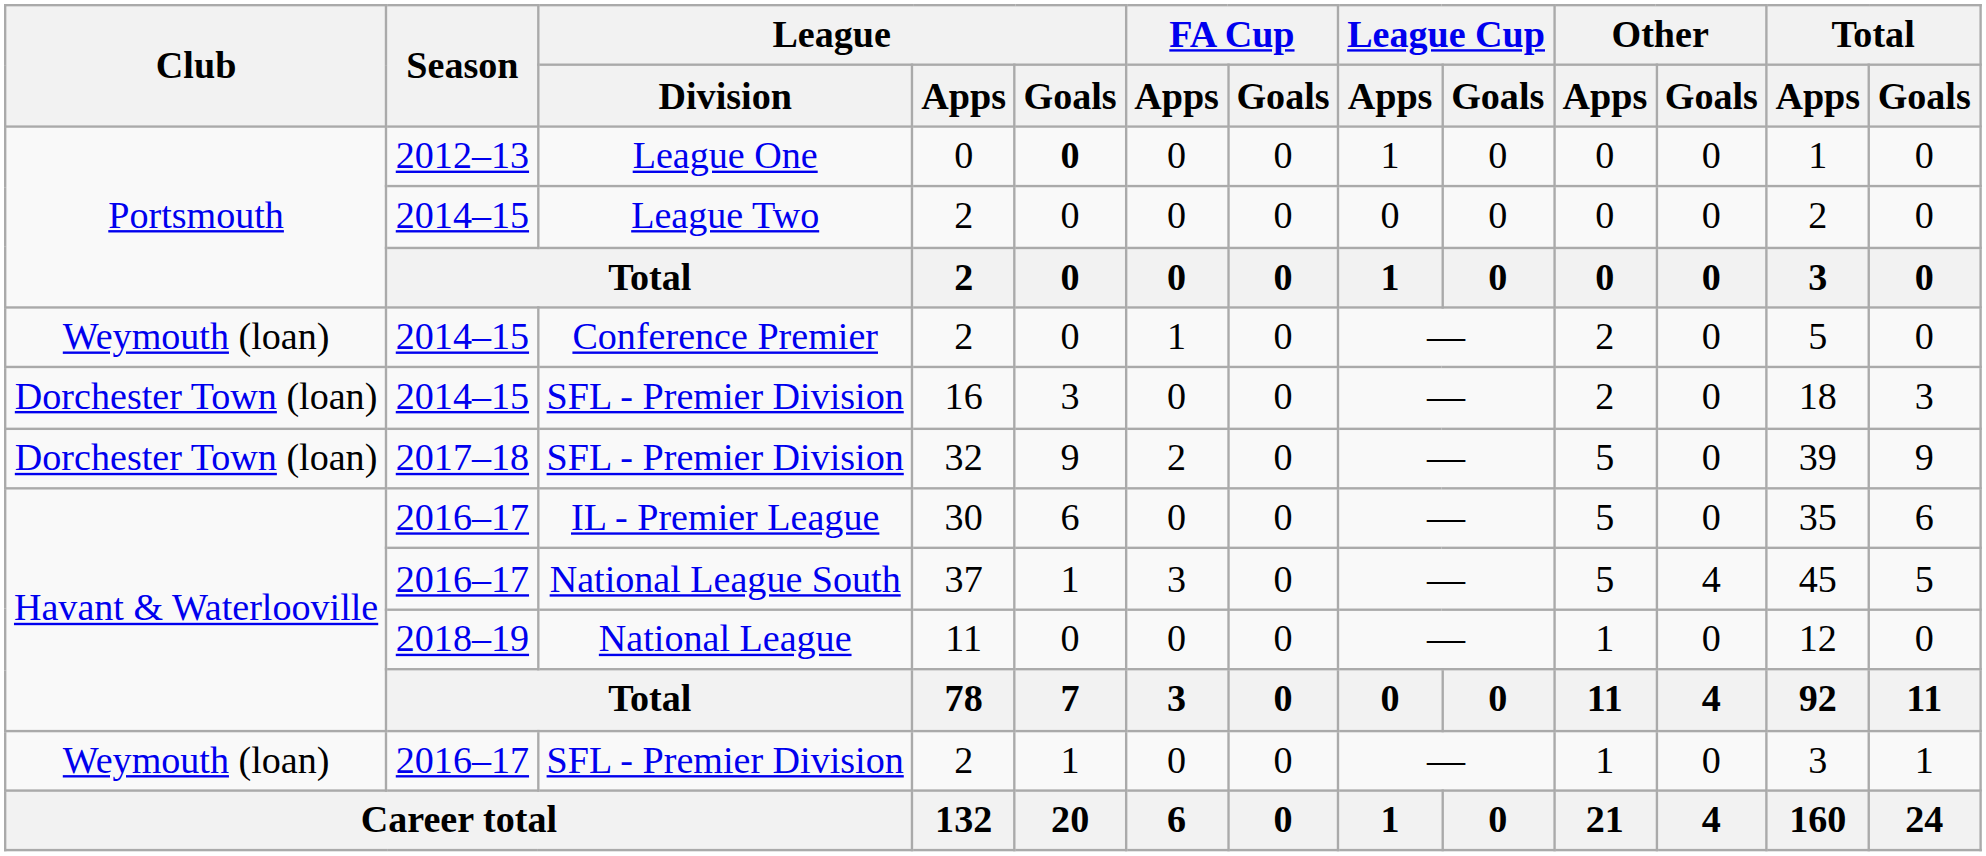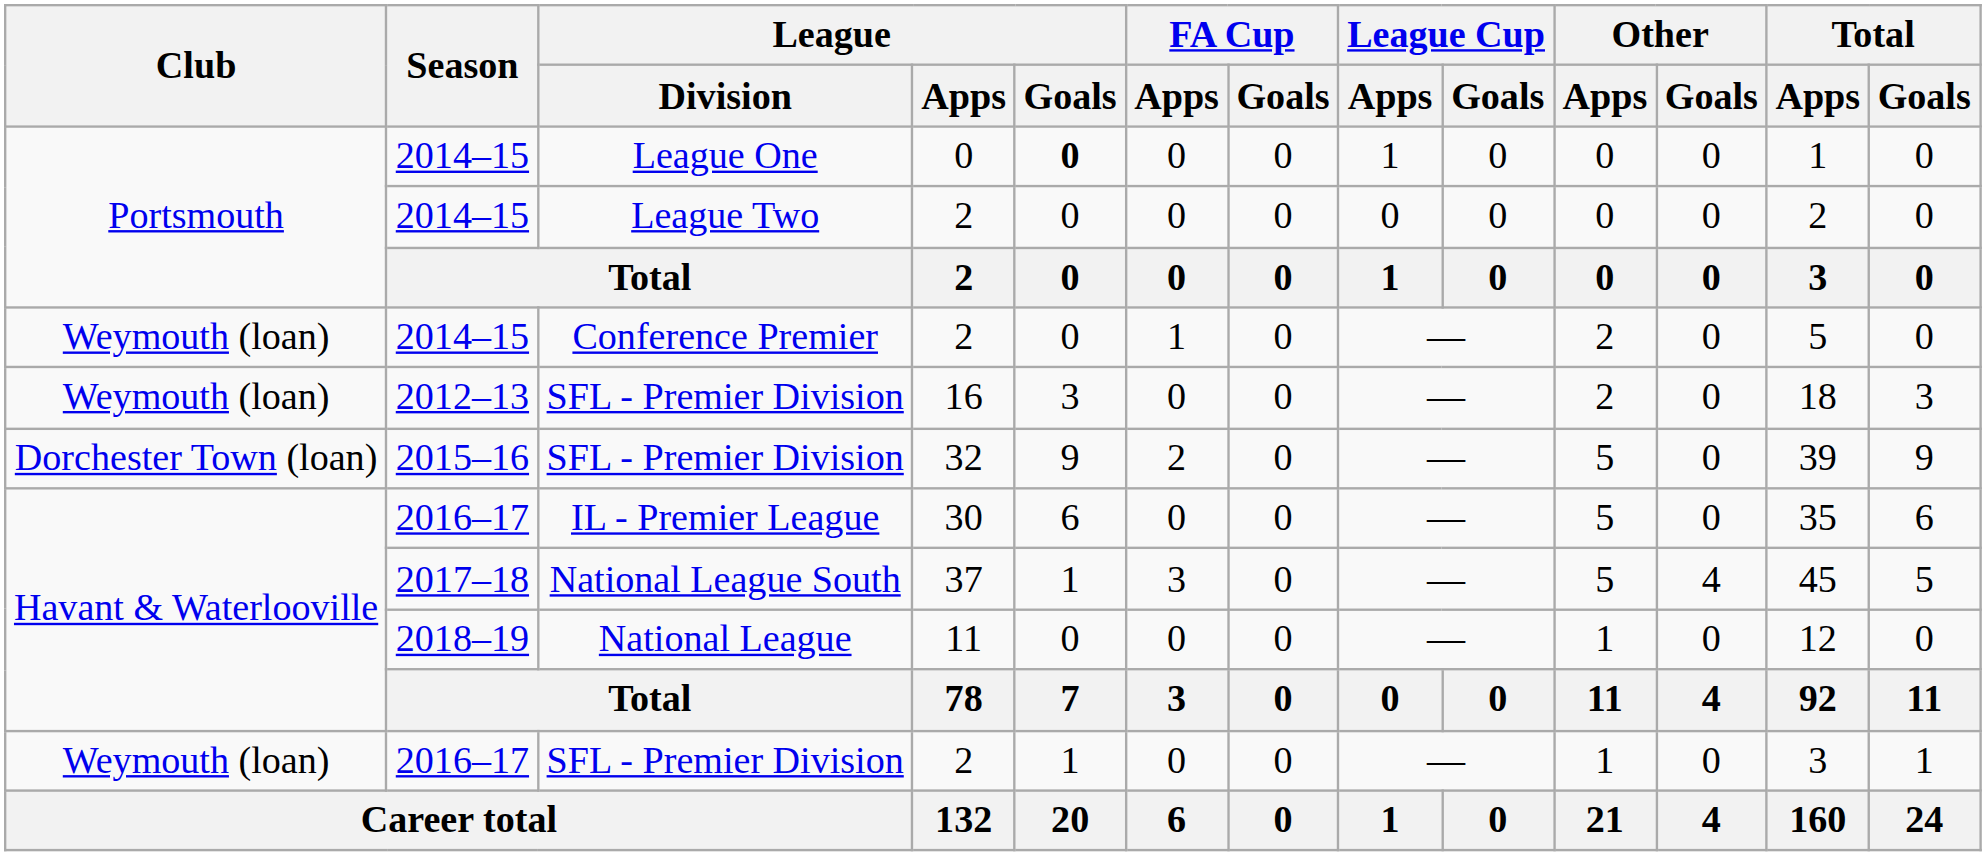(462, 155) 2012–13 -> (462, 155) 2014–15
(196, 397) Dorchester Town (loan) -> (196, 397) Weymouth (loan)
(462, 397) 2014–15 -> (462, 397) 2012–13
(462, 457) 2017–18 -> (462, 457) 2015–16
(462, 578) 2016–17 -> (462, 578) 2017–18
